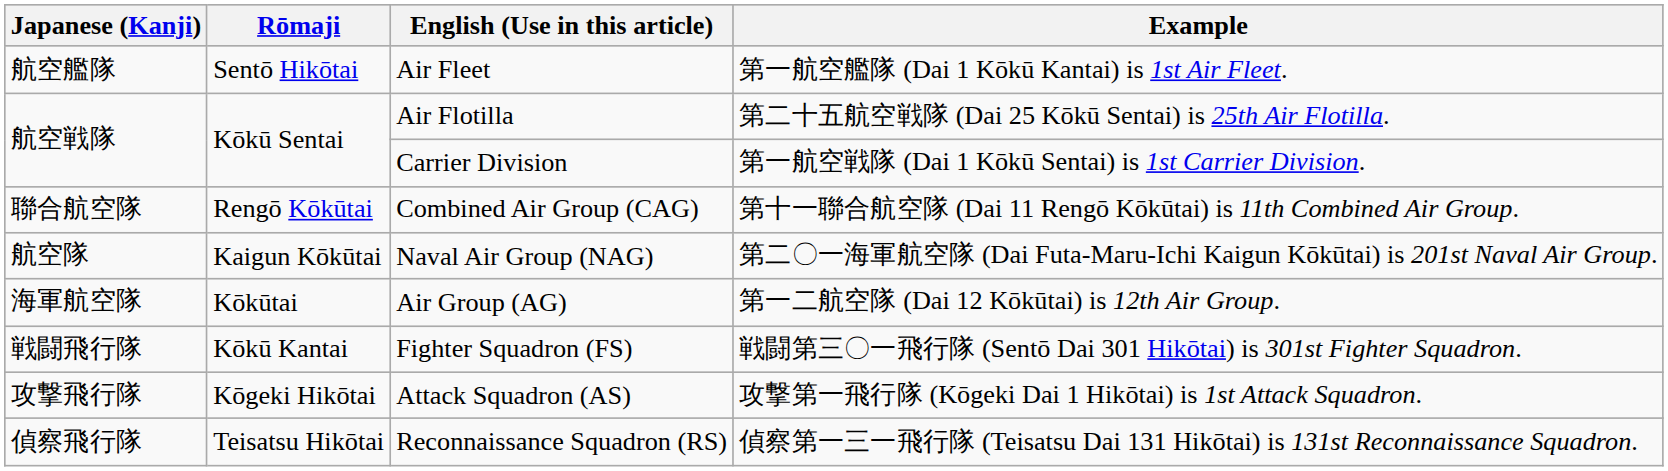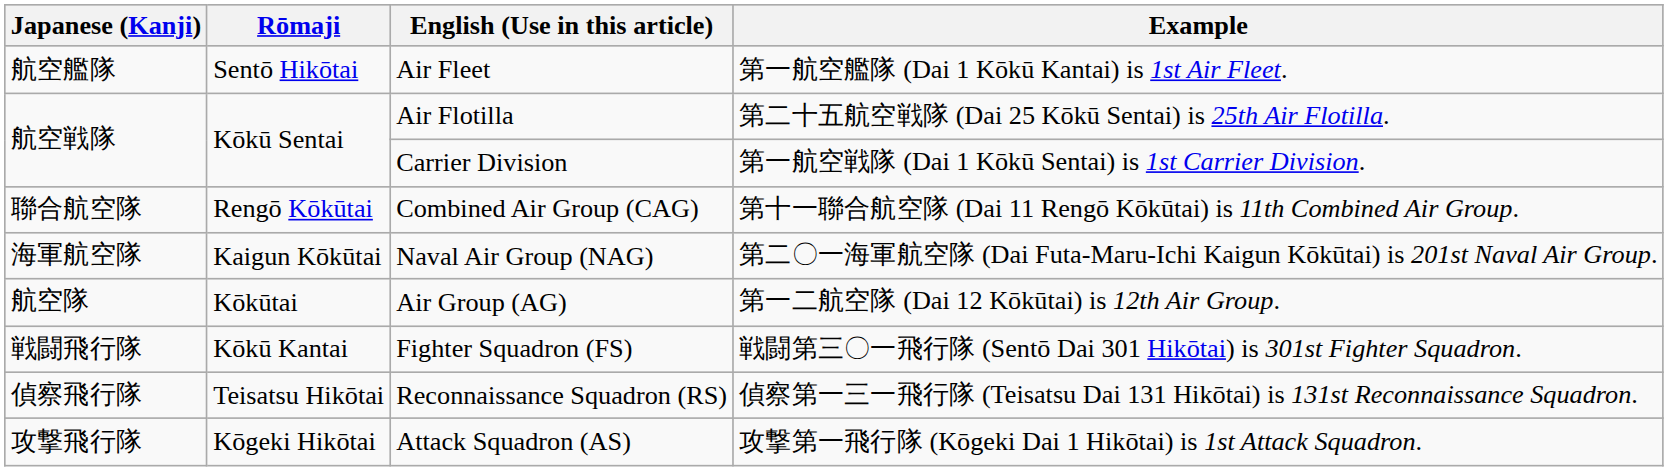(50, 254) 航空隊 -> (76, 254) 海軍航空隊
(76, 301) 海軍航空隊 -> (50, 301) 航空隊
rows swapped: (514, 395) <-> (562, 441)
